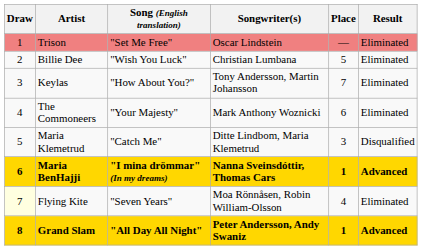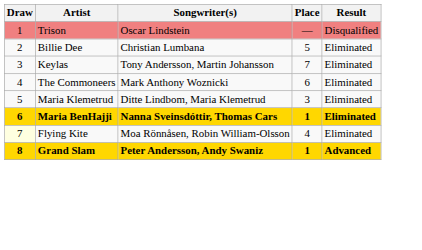- column: (159, 19)
(385, 42) Eliminated -> (351, 30) Disqualified
(388, 142) Disqualified -> (348, 99) Eliminated
(384, 171) Advanced -> (350, 116) Eliminated
